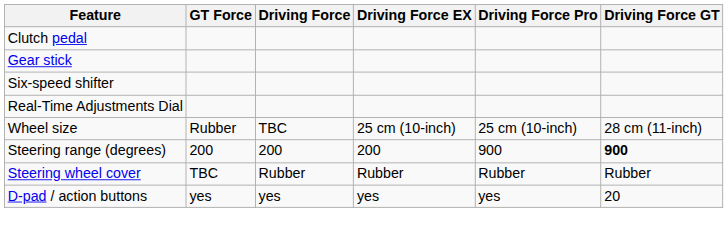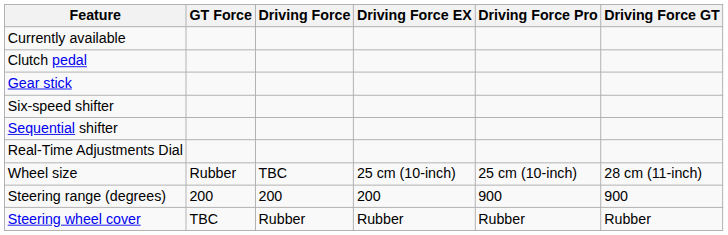+ row: (67, 38)
+ row: (63, 128)
(616, 151) bold -> (616, 196) normal
- row: (77, 196)
